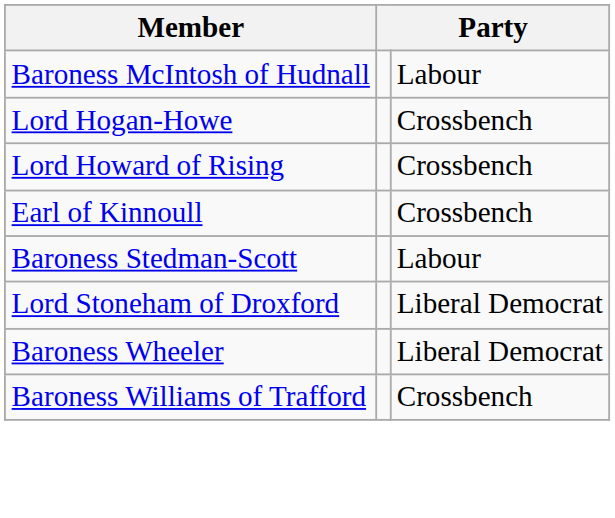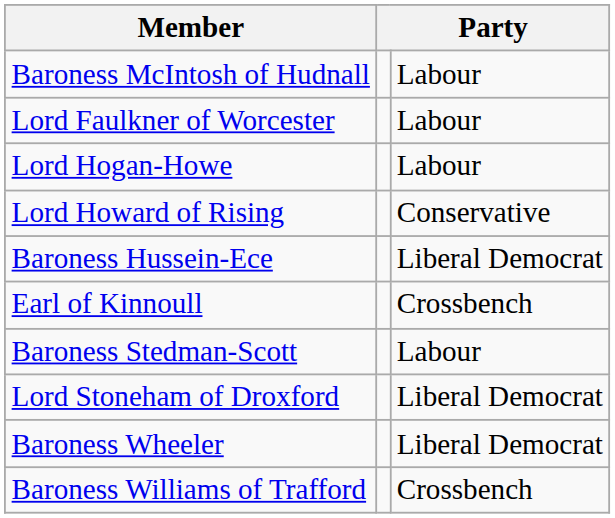+ row: (173, 119)
(465, 119) Crossbench -> (439, 166) Labour
(465, 166) Crossbench -> (474, 212) Conservative
+ row: (142, 258)
